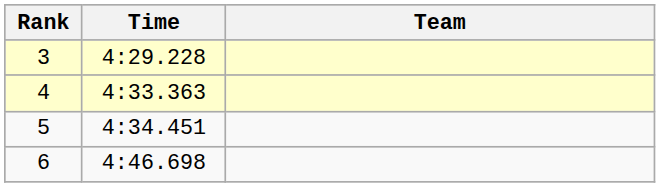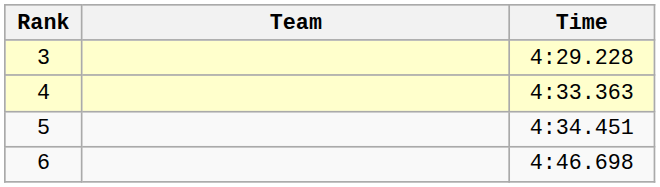columns swapped: (440, 23) <-> (154, 23)
